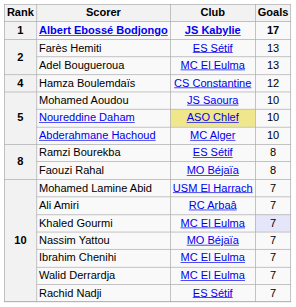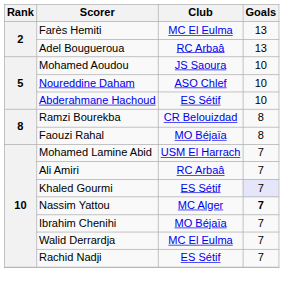- row: (103, 30)
(213, 48) ES Sétif -> (201, 30) MC El Eulma
(213, 65) MC El Eulma -> (201, 48) RC Arbaâ
- row: (87, 83)
(213, 118) khaki background -> (201, 83) no background
(213, 135) MC Alger -> (201, 100) ES Sétif
(213, 153) ES Sétif -> (201, 118) CR Belouizdad
(213, 223) MC El Eulma -> (201, 188) ES Sétif
(213, 240) MO Béjaïa -> (201, 205) MC Alger
(273, 240) normal -> (261, 205) bold
(213, 258) MC El Eulma -> (201, 223) MO Béjaïa
